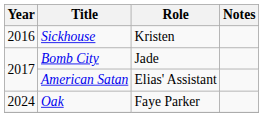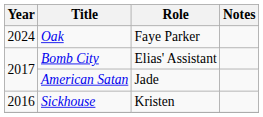rows swapped: (68, 36) <-> (52, 101)
(147, 58) Jade -> (176, 58) Elias' Assistant
(176, 79) Elias' Assistant -> (147, 79) Jade
